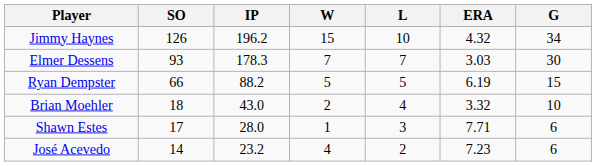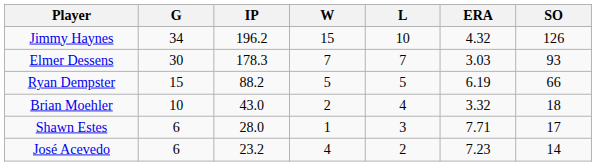columns swapped: (554, 15) <-> (176, 15)
